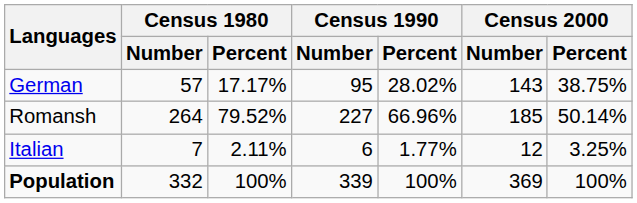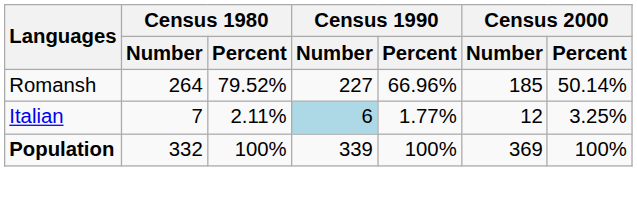- row: (46, 85)
(367, 149) no background -> (367, 117) lightblue background
